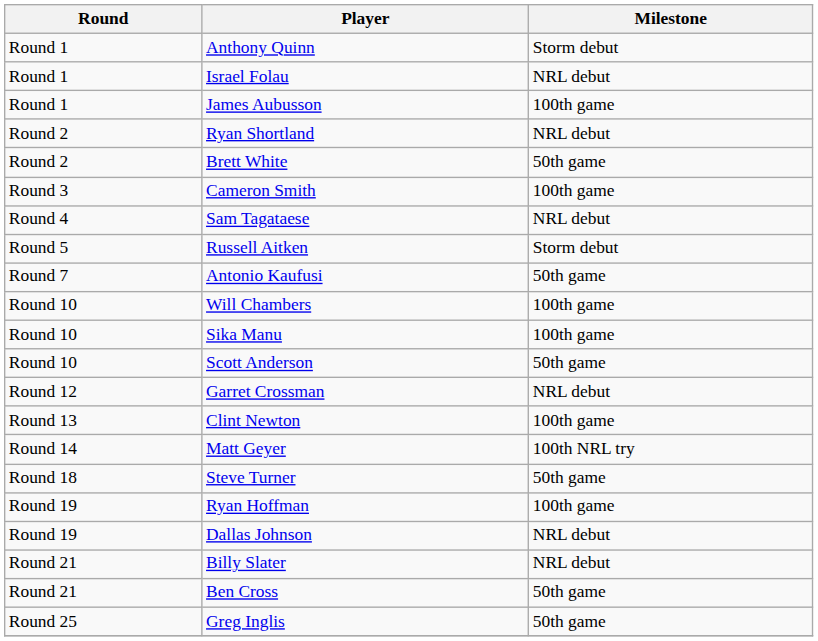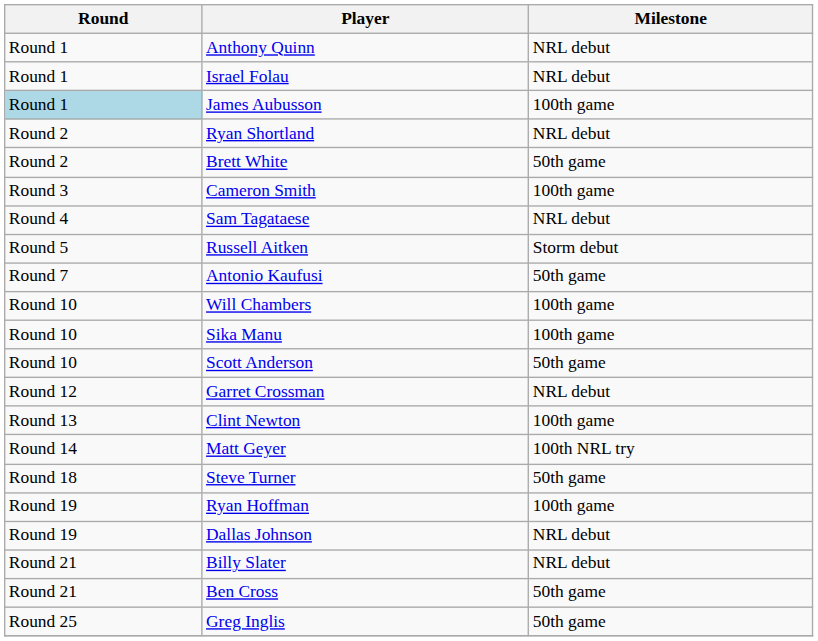(576, 47) Storm debut -> (571, 47) NRL debut
(39, 104) no background -> (39, 104) lightblue background
